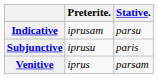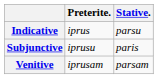(85, 30) iprusam -> (79, 30) iprus
(79, 64) iprus -> (85, 64) iprusam
